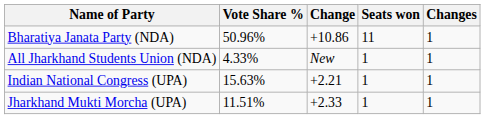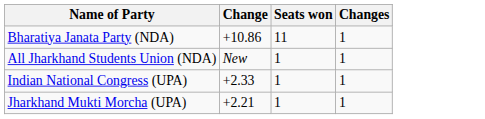- column: (263, 15)
(326, 80) +2.21 -> (239, 80) +2.33
(326, 102) +2.33 -> (239, 102) +2.21
